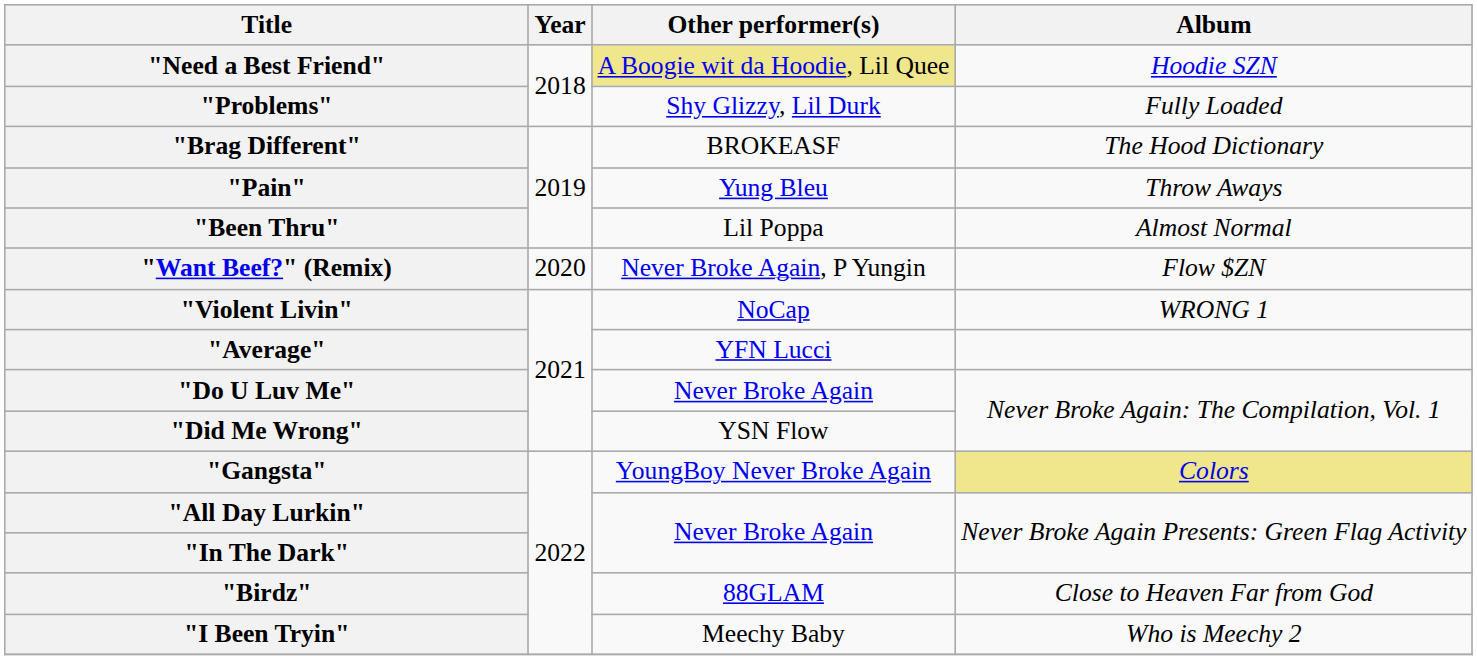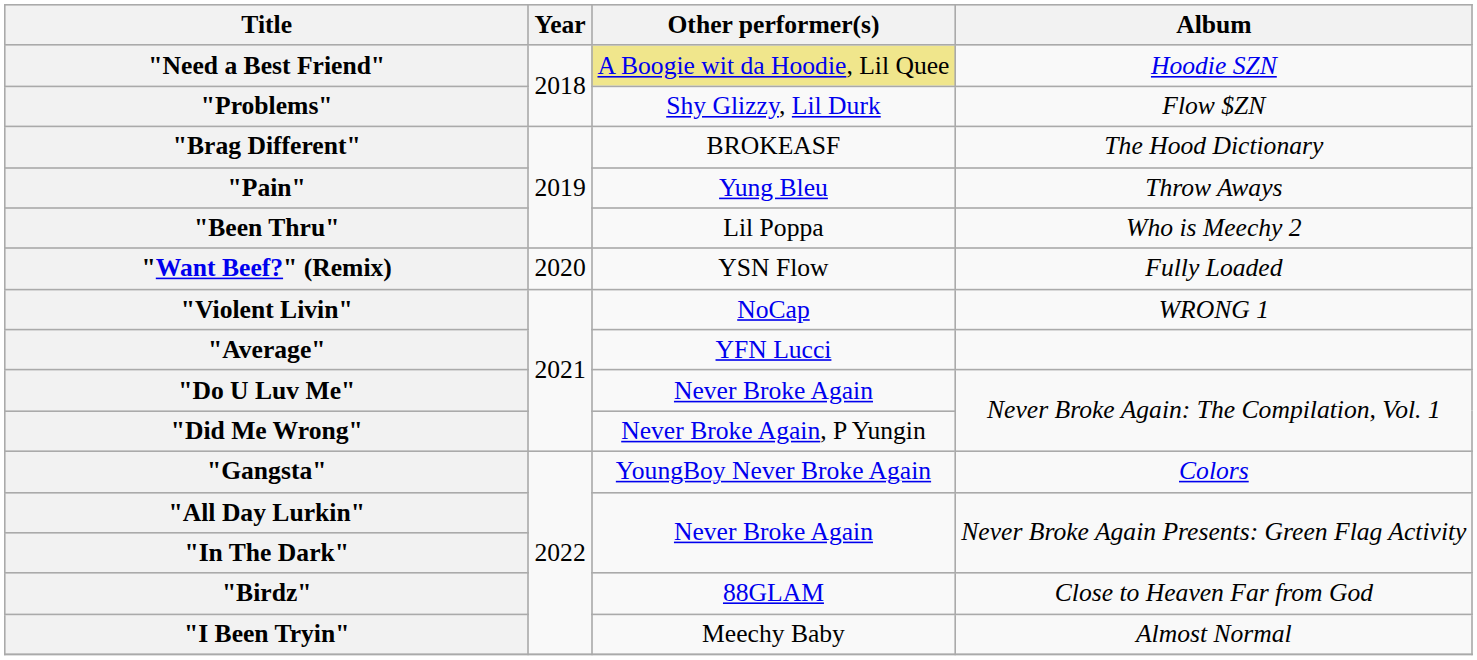(1214, 106) Fully Loaded -> (1214, 106) Flow $ZN
(1214, 227) Almost Normal -> (1214, 227) Who is Meechy 2
(773, 268) Never Broke Again, P Yungin -> (773, 268) YSN Flow
(1214, 268) Flow $ZN -> (1214, 268) Fully Loaded
(773, 430) YSN Flow -> (773, 430) Never Broke Again, P Yungin
(1214, 471) khaki background -> (1214, 471) no background
(1214, 633) Who is Meechy 2 -> (1214, 633) Almost Normal
